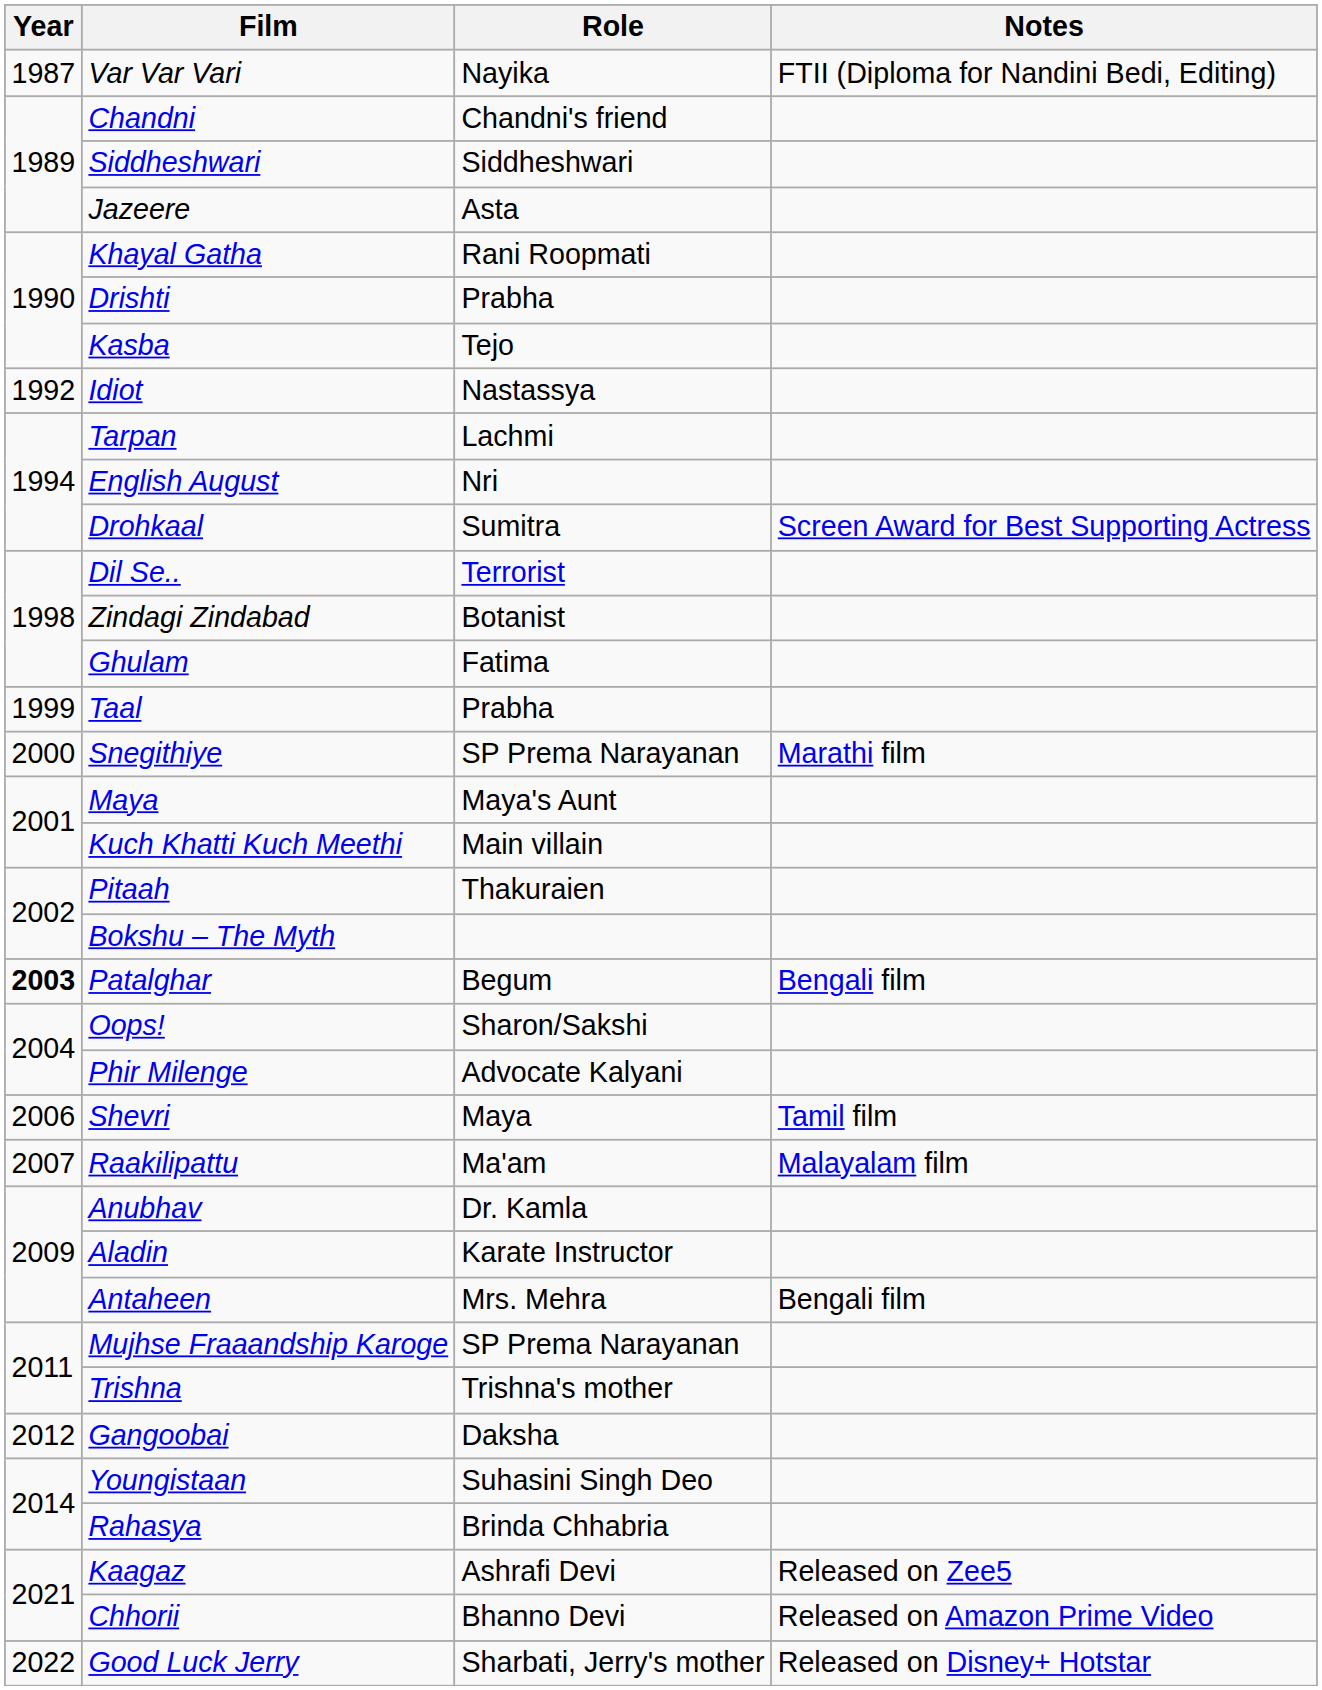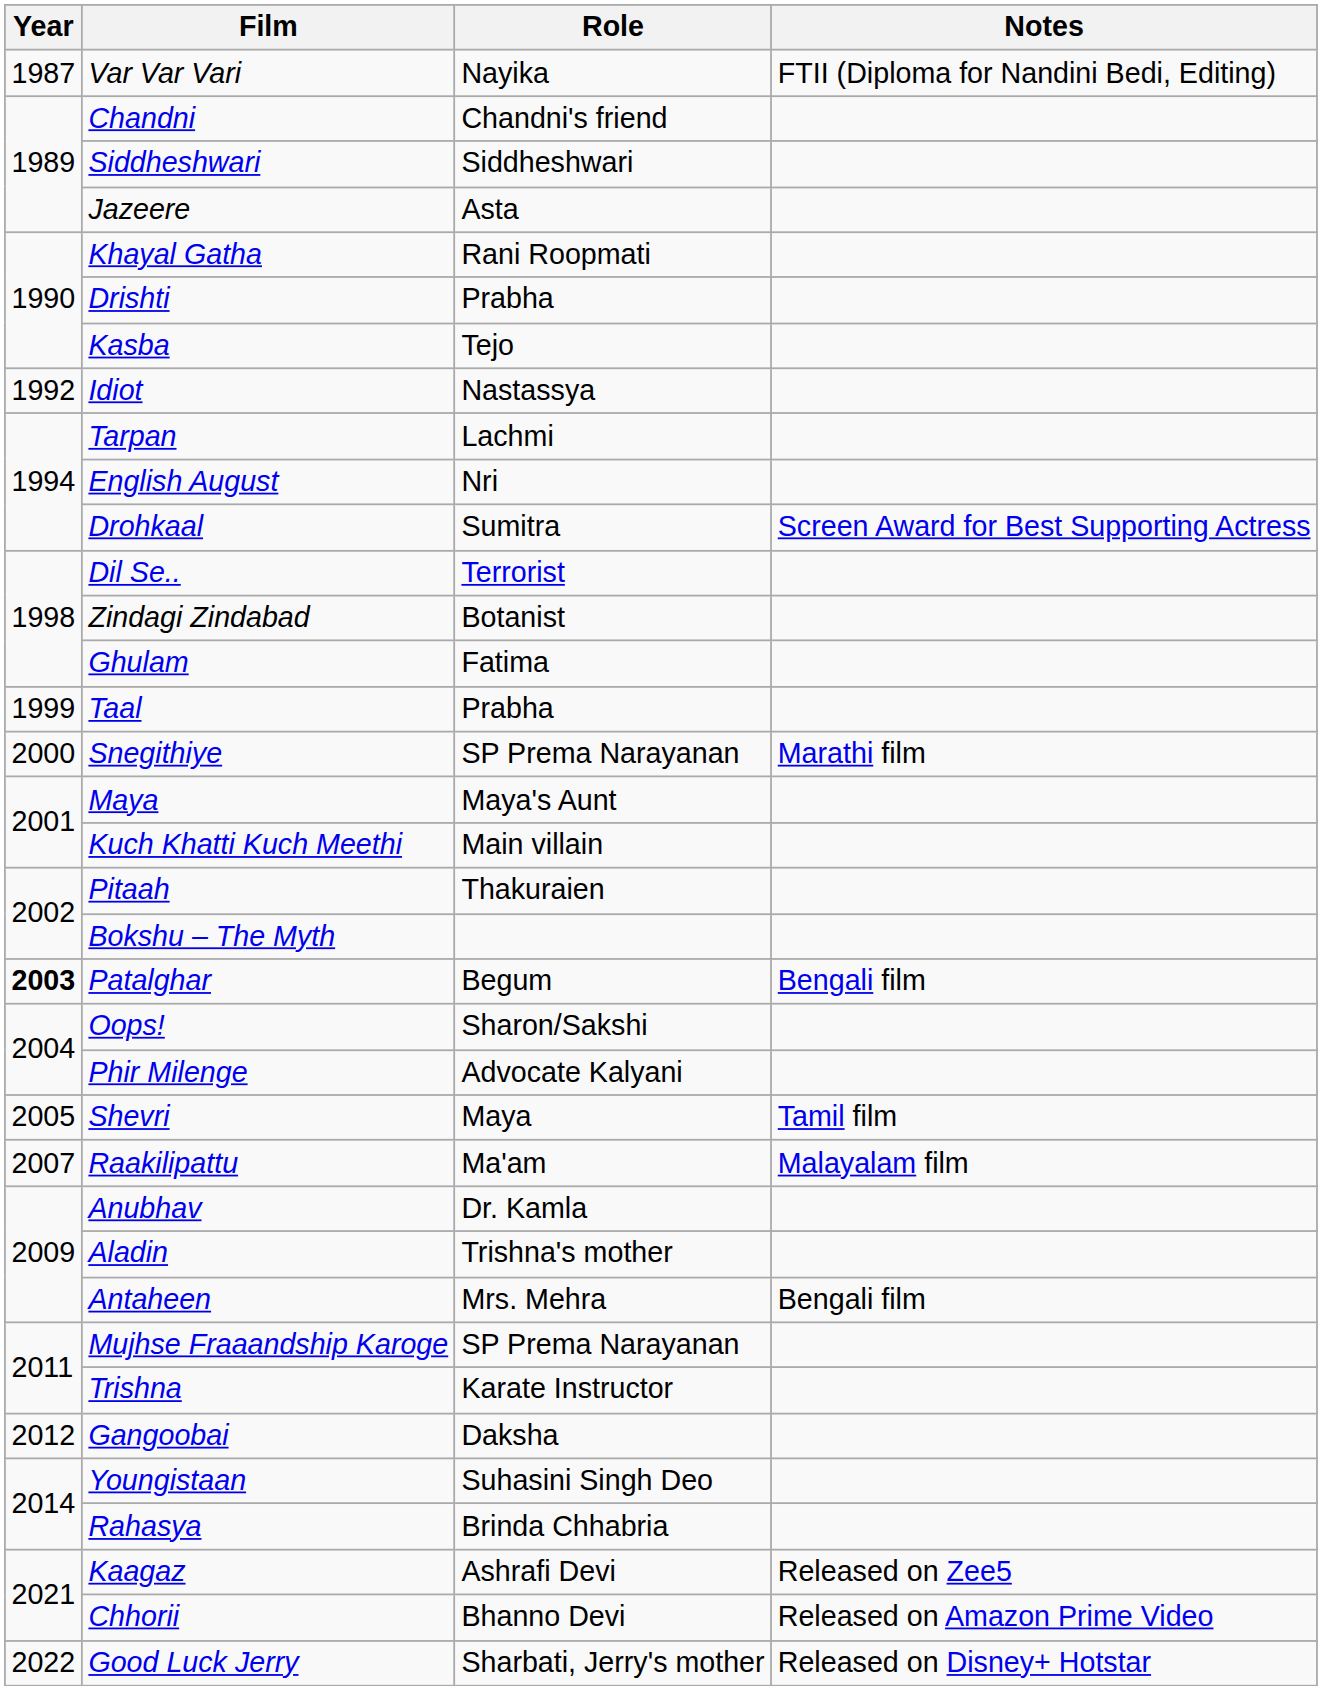(43, 1117) 2006 -> (43, 1117) 2005
(567, 1253) Karate Instructor -> (567, 1253) Trishna's mother
(567, 1389) Trishna's mother -> (567, 1389) Karate Instructor
